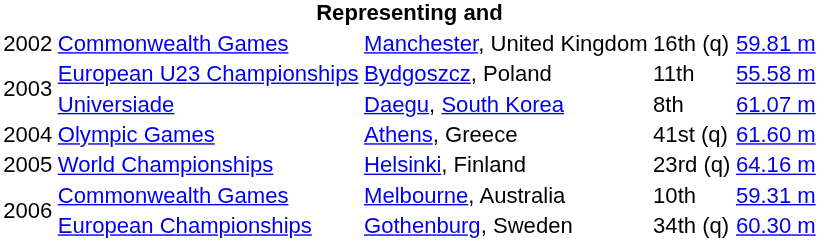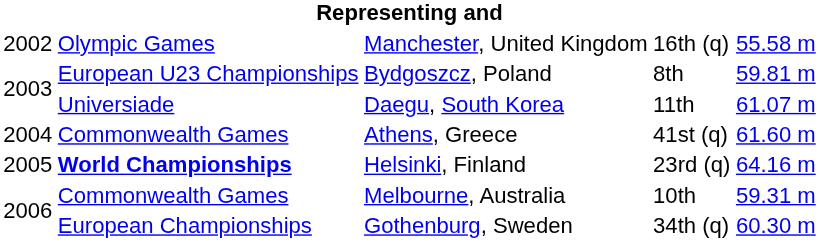(173, 43) Commonwealth Games -> (136, 43) Olympic Games
(776, 43) 59.81 m -> (776, 43) 55.58 m
(674, 74) 11th -> (668, 74) 8th
(776, 74) 55.58 m -> (776, 74) 59.81 m
(668, 104) 8th -> (674, 104) 11th
(136, 134) Olympic Games -> (173, 134) Commonwealth Games
(166, 165) normal -> (175, 165) bold
